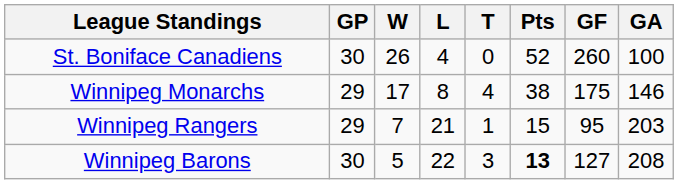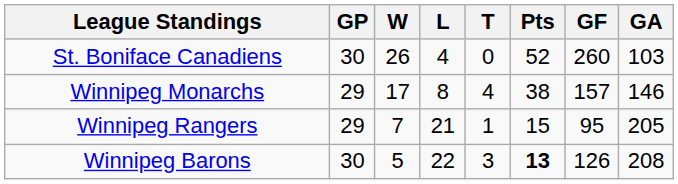(646, 56) 100 -> (646, 56) 103
(592, 91) 175 -> (592, 91) 157
(646, 126) 203 -> (646, 126) 205
(592, 160) 127 -> (592, 160) 126
